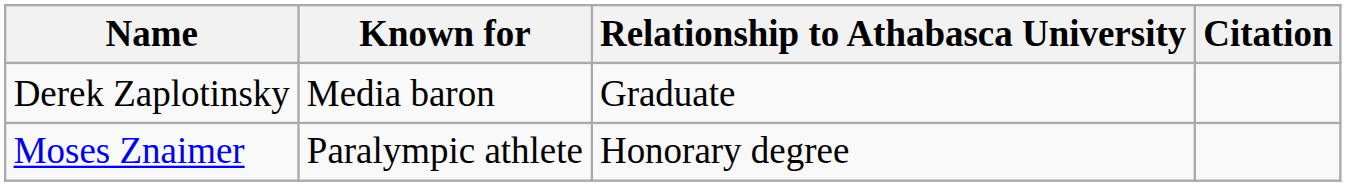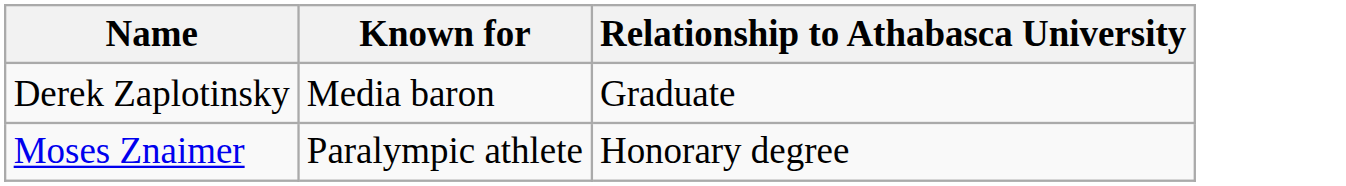- column: (1268, 33)
